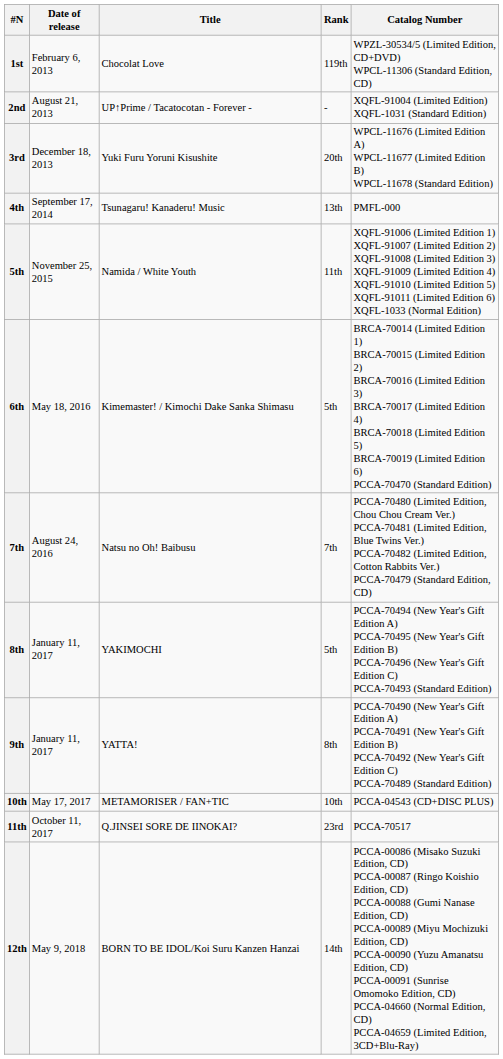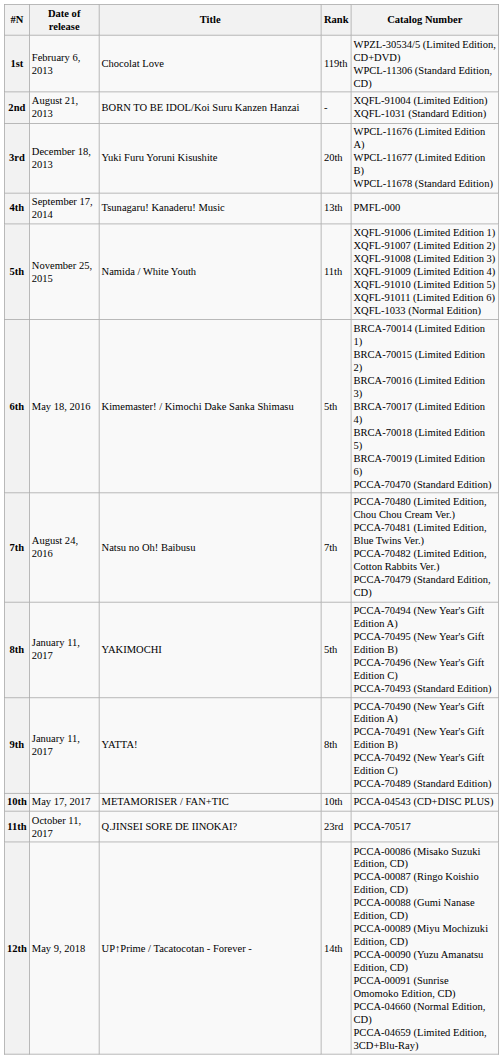(177, 107) UP↑Prime / Tacatocotan - Forever - -> (201, 107) BORN TO BE IDOL/Koi Suru Kanzen Hanzai
(201, 948) BORN TO BE IDOL/Koi Suru Kanzen Hanzai -> (177, 948) UP↑Prime / Tacatocotan - Forever -
